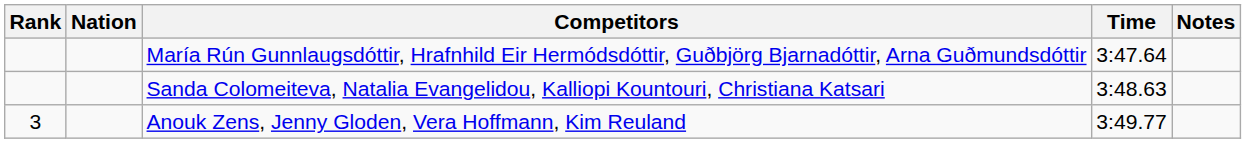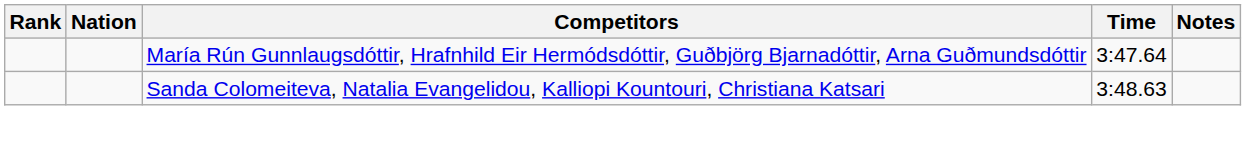- row: (416, 122)
